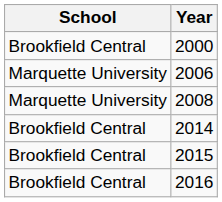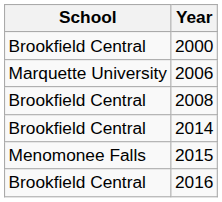(88, 100) Marquette University -> (77, 100) Brookfield Central
(77, 155) Brookfield Central -> (77, 155) Menomonee Falls
